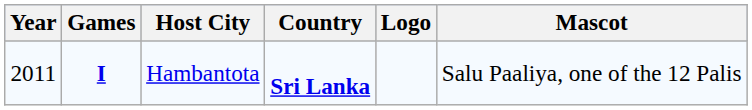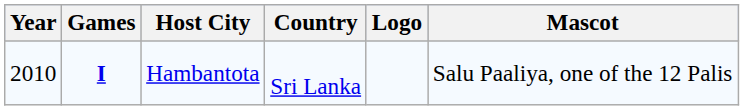(33, 72) 2011 -> (33, 72) 2010
(320, 85) bold -> (316, 85) normal
